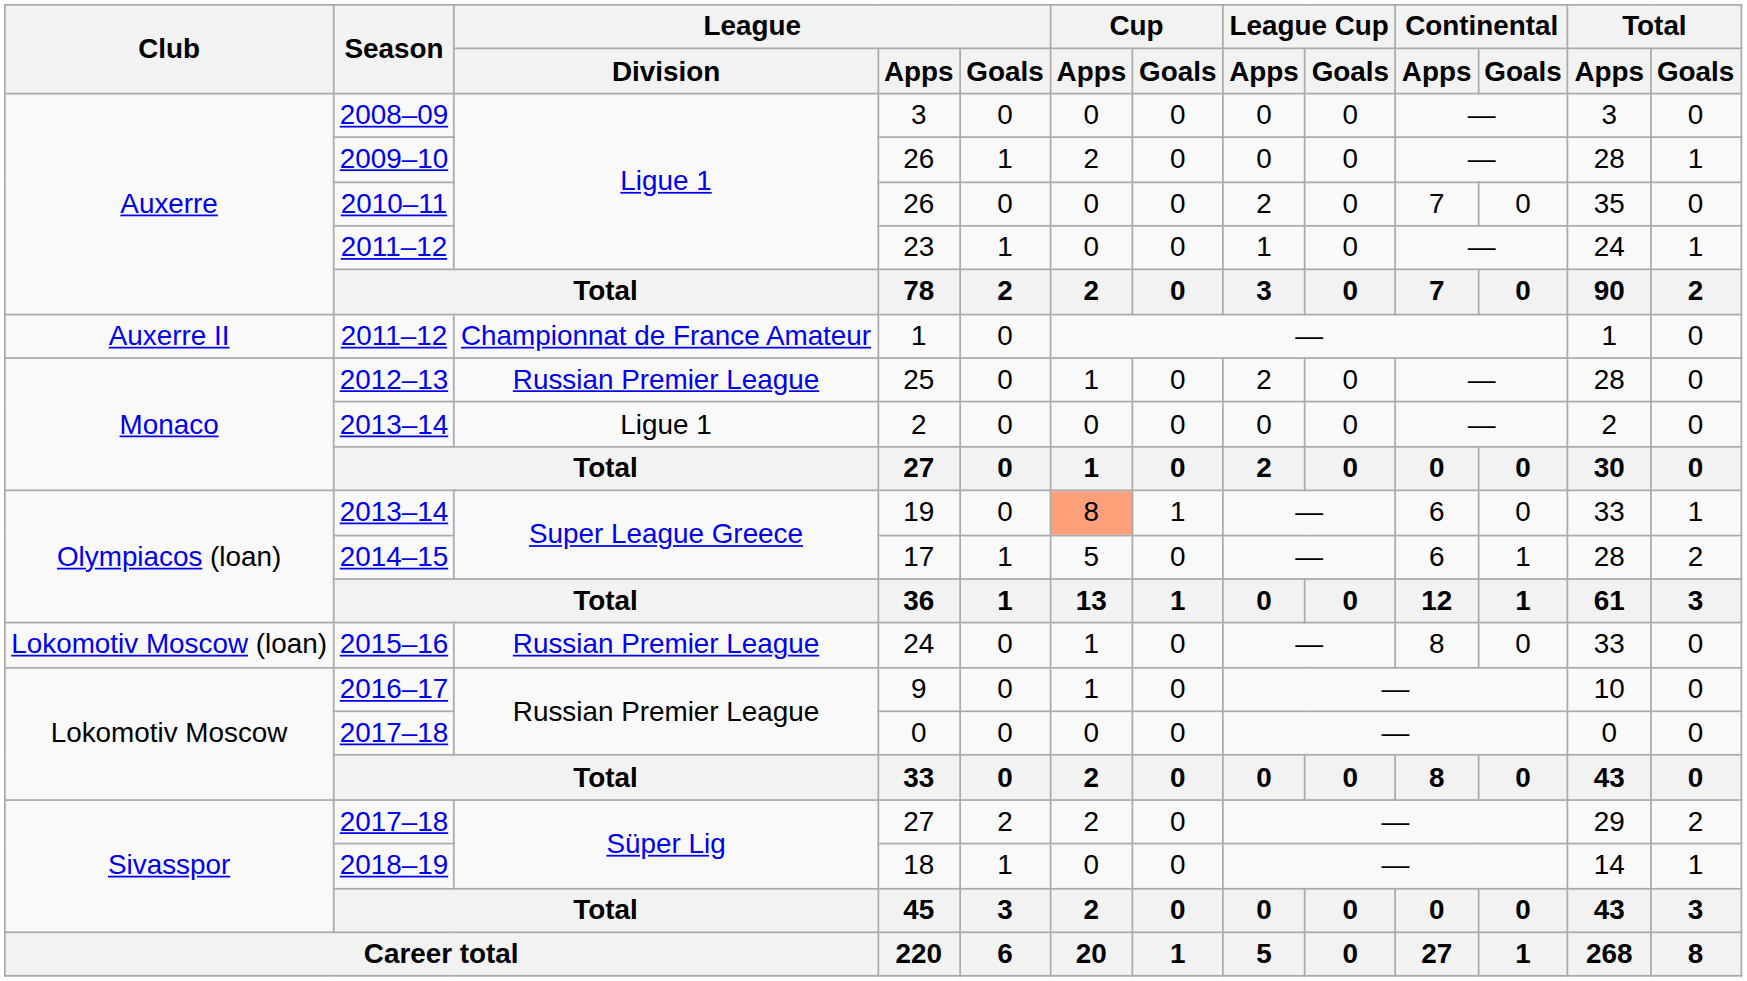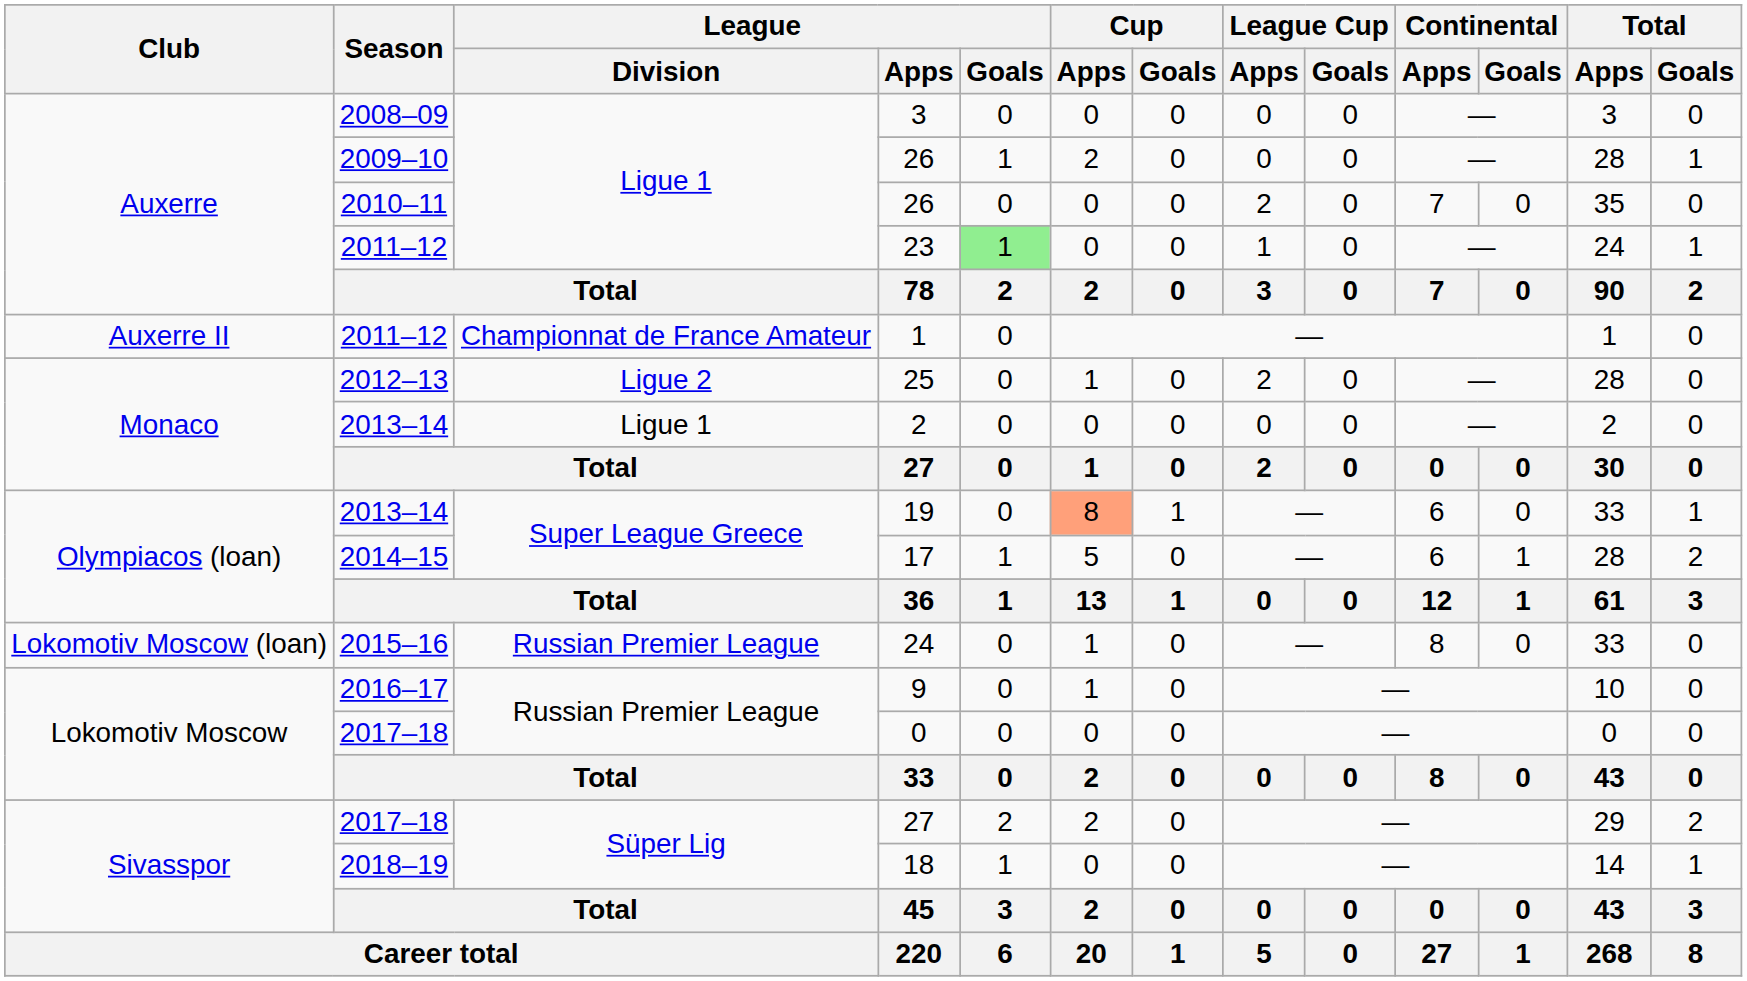(1005, 247) no background -> (1005, 247) lightgreen background
(666, 379) Russian Premier League -> (666, 379) Ligue 2
